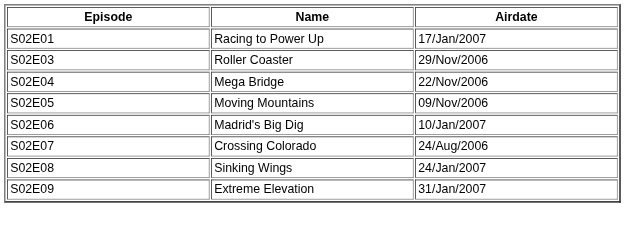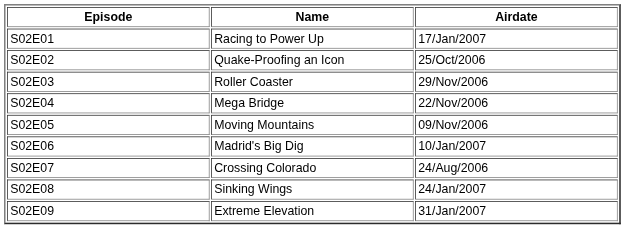+ row: (32, 60)
